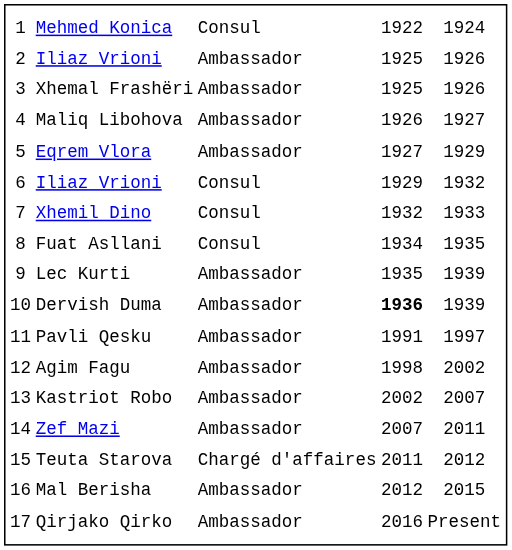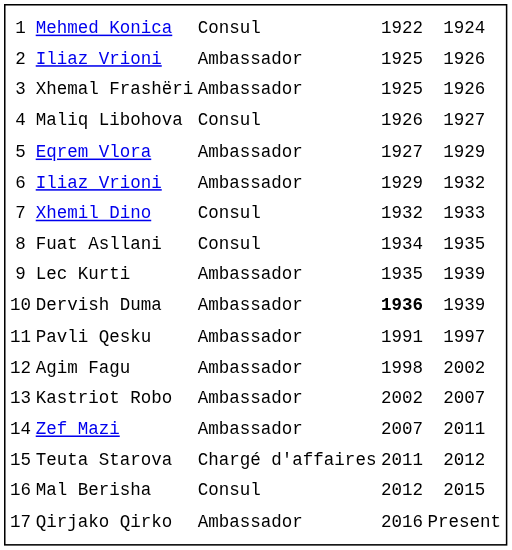(250, 120) Ambassador -> (229, 120) Consul
(229, 182) Consul -> (250, 182) Ambassador
(250, 490) Ambassador -> (229, 490) Consul
